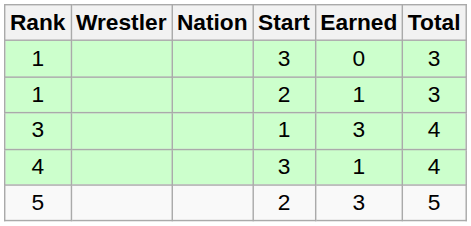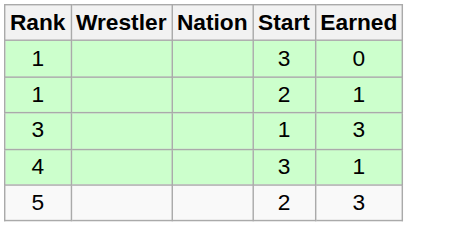- column: (434, 22)
